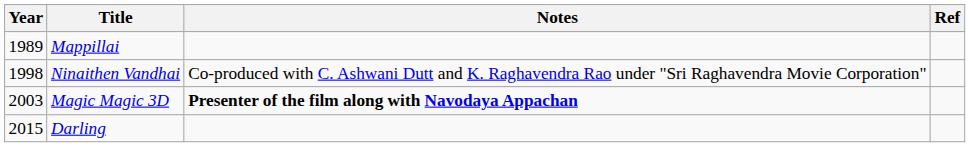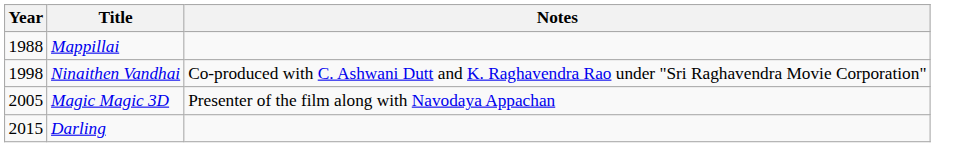- column: (947, 18)
(26, 45) 1989 -> (26, 45) 1988
(26, 100) 2003 -> (26, 100) 2005
(383, 100) bold -> (372, 100) normal
